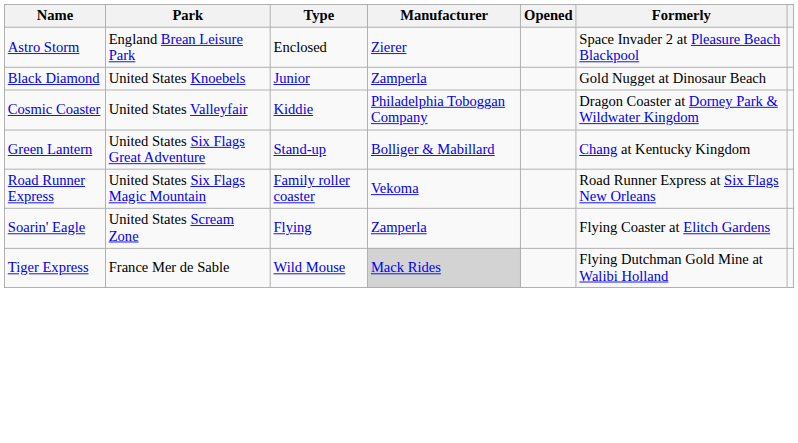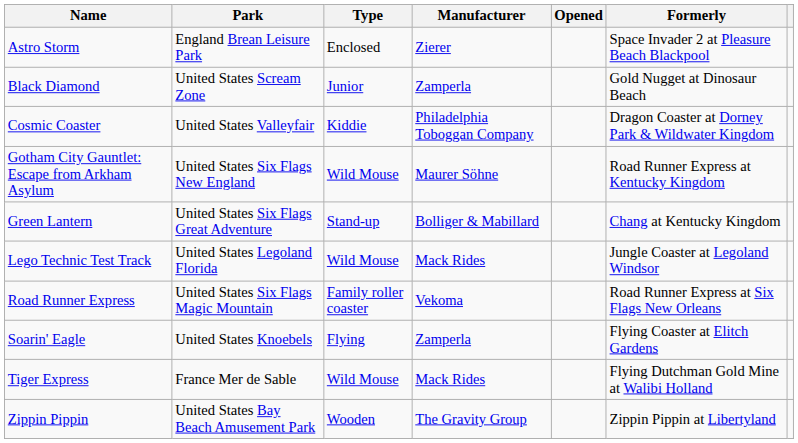(177, 78) United States Knoebels -> (238, 86) United States Scream Zone
+ row: (75, 173)
+ row: (80, 261)
(171, 228) United States Scream Zone -> (244, 340) United States Knoebels
(406, 267) lightgrey background -> (450, 379) no background
+ row: (48, 418)
